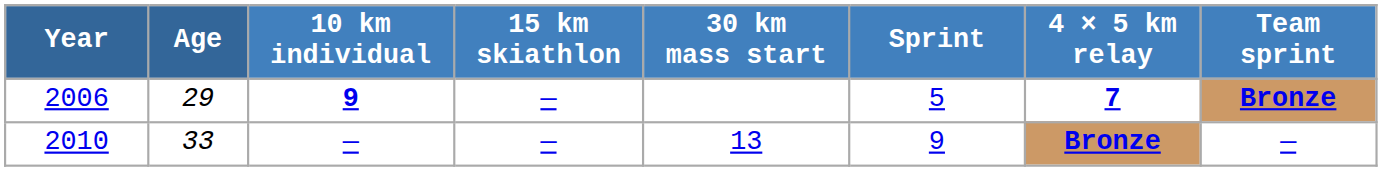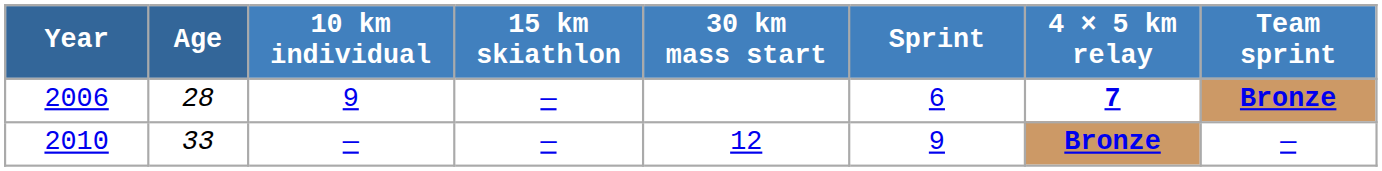(198, 101) 29 -> (198, 101) 28
(351, 101) bold -> (351, 101) normal
(937, 101) 5 -> (937, 101) 6
(746, 144) 13 -> (746, 144) 12
